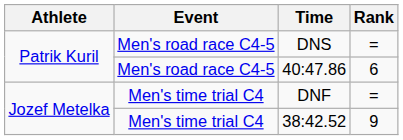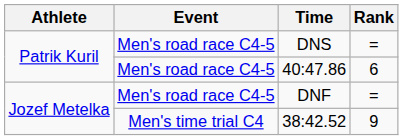(196, 96) Men's time trial C4 -> (196, 96) Men's road race C4-5
